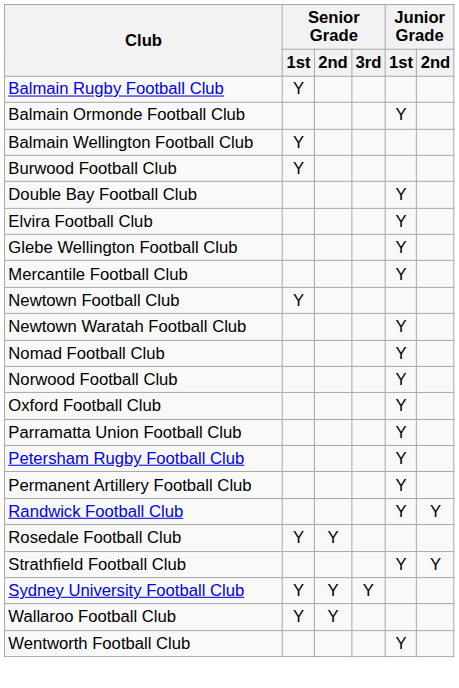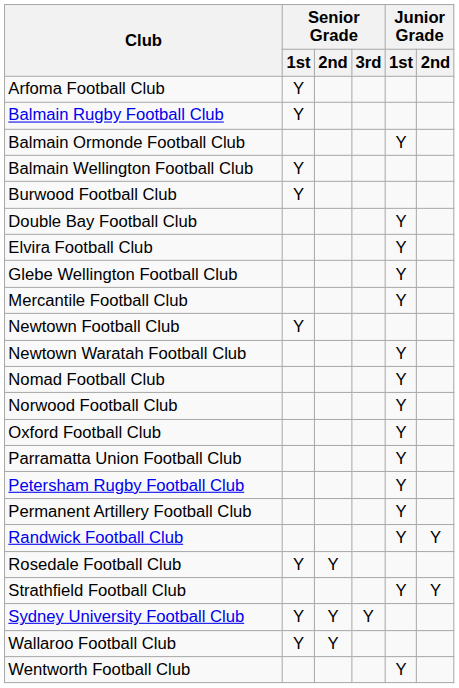+ row: (87, 89)
